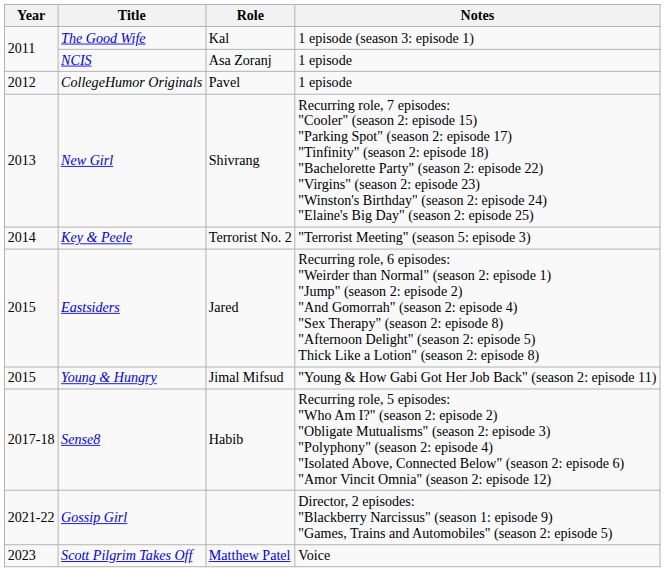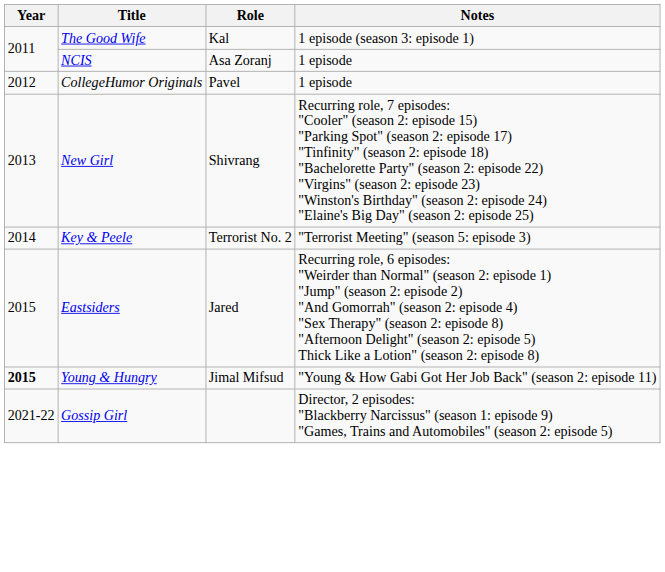(22, 377) normal -> (22, 377) bold
- row: (81, 439)
- row: (127, 555)
